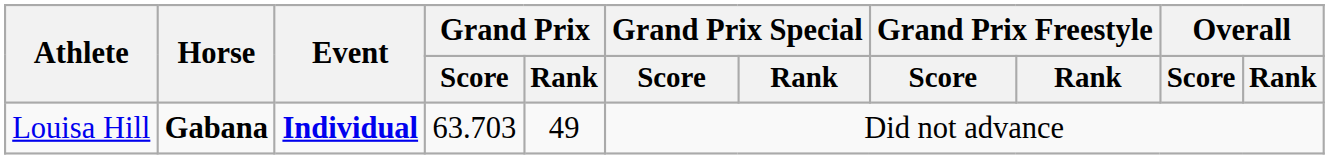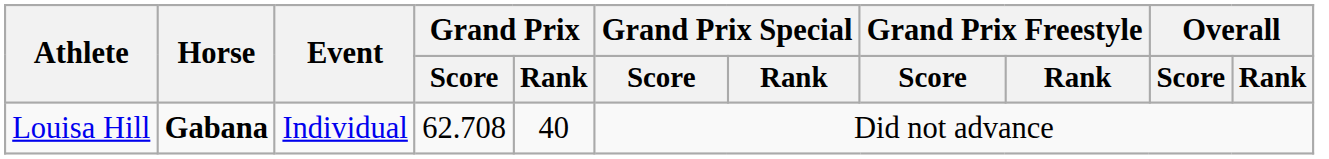(350, 128) bold -> (345, 128) normal
(474, 128) 63.703 -> (464, 128) 62.708
(564, 128) 49 -> (554, 128) 40
